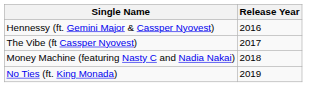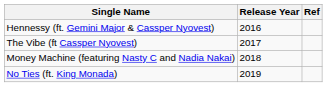+ column: (312, 12)
